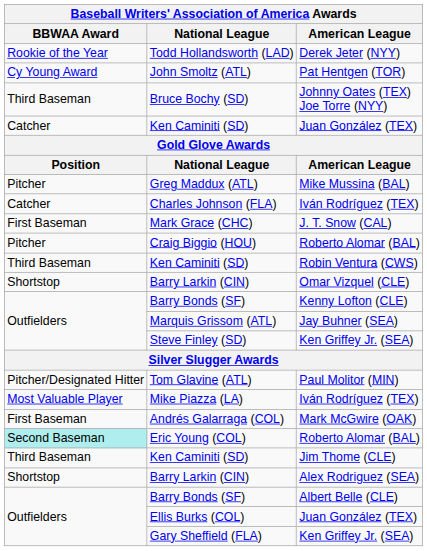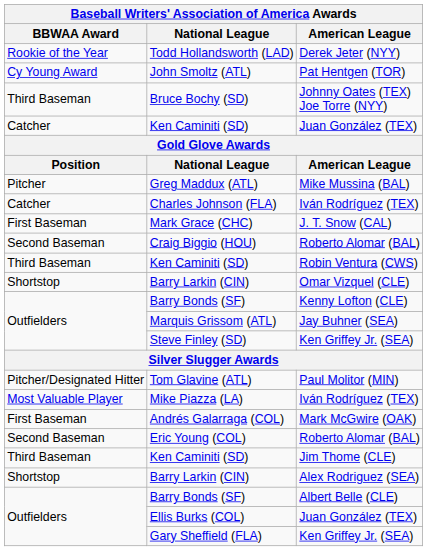(26, 243) Pitcher -> (56, 243) Second Baseman
(56, 438) paleturquoise background -> (56, 438) no background
